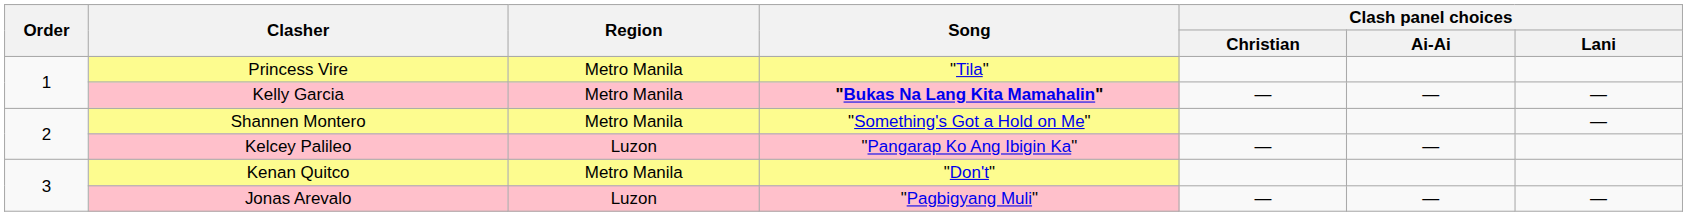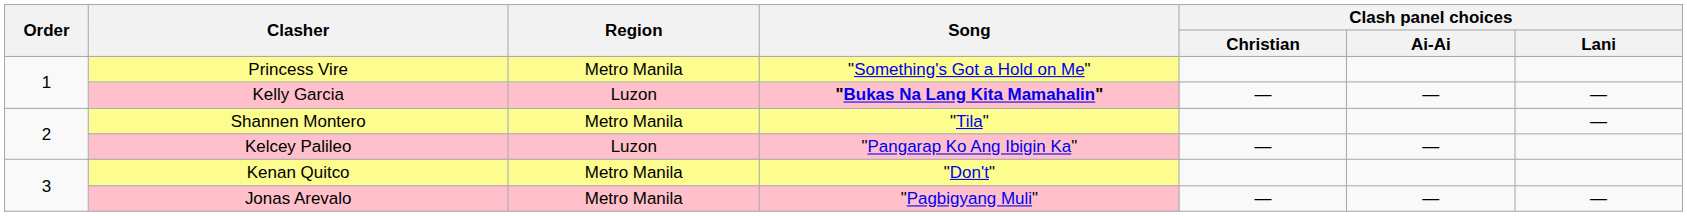(969, 69) "Tila" -> (969, 69) "Something's Got a Hold on Me"
(634, 95) Metro Manila -> (634, 95) Luzon
(969, 121) "Something's Got a Hold on Me" -> (969, 121) "Tila"
(634, 198) Luzon -> (634, 198) Metro Manila
